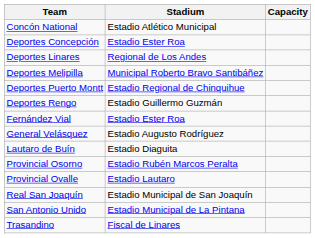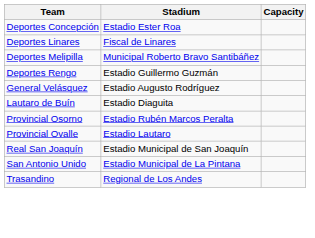- row: (42, 27)
(157, 57) Regional de Los Andes -> (140, 42) Fiscal de Linares
- row: (55, 88)
- row: (39, 118)
(144, 225) Fiscal de Linares -> (153, 179) Regional de Los Andes
